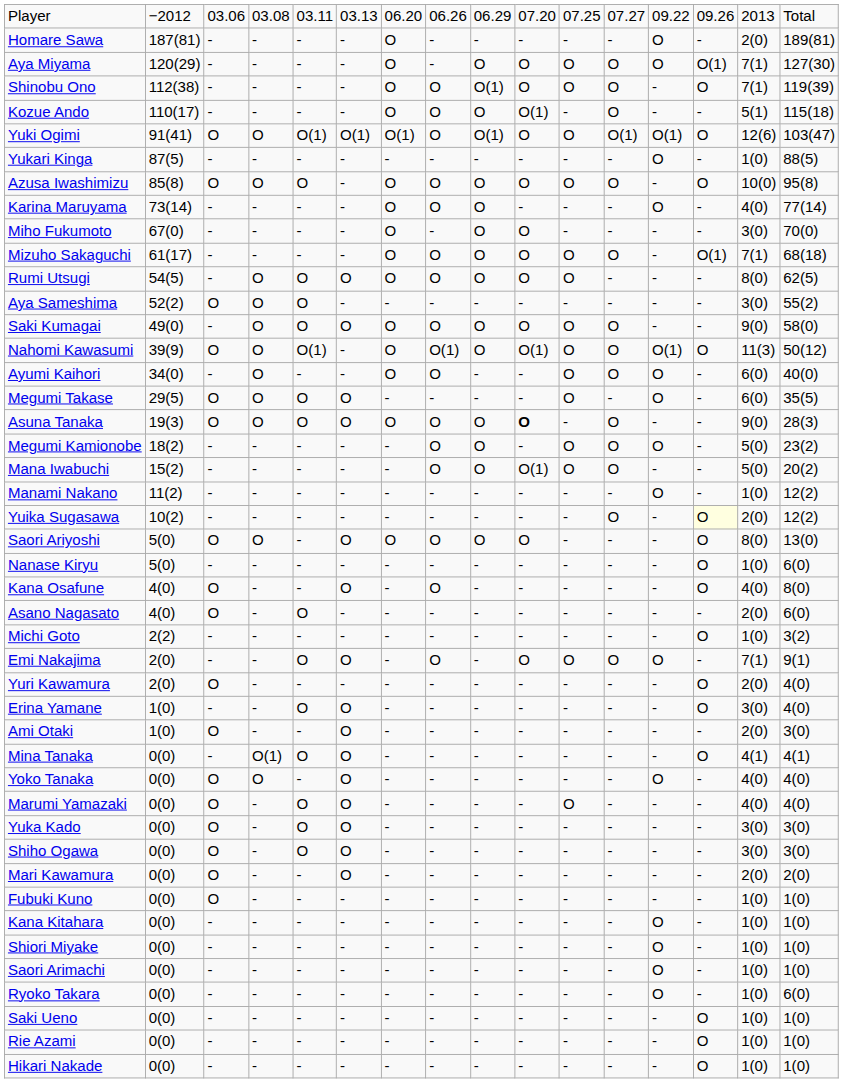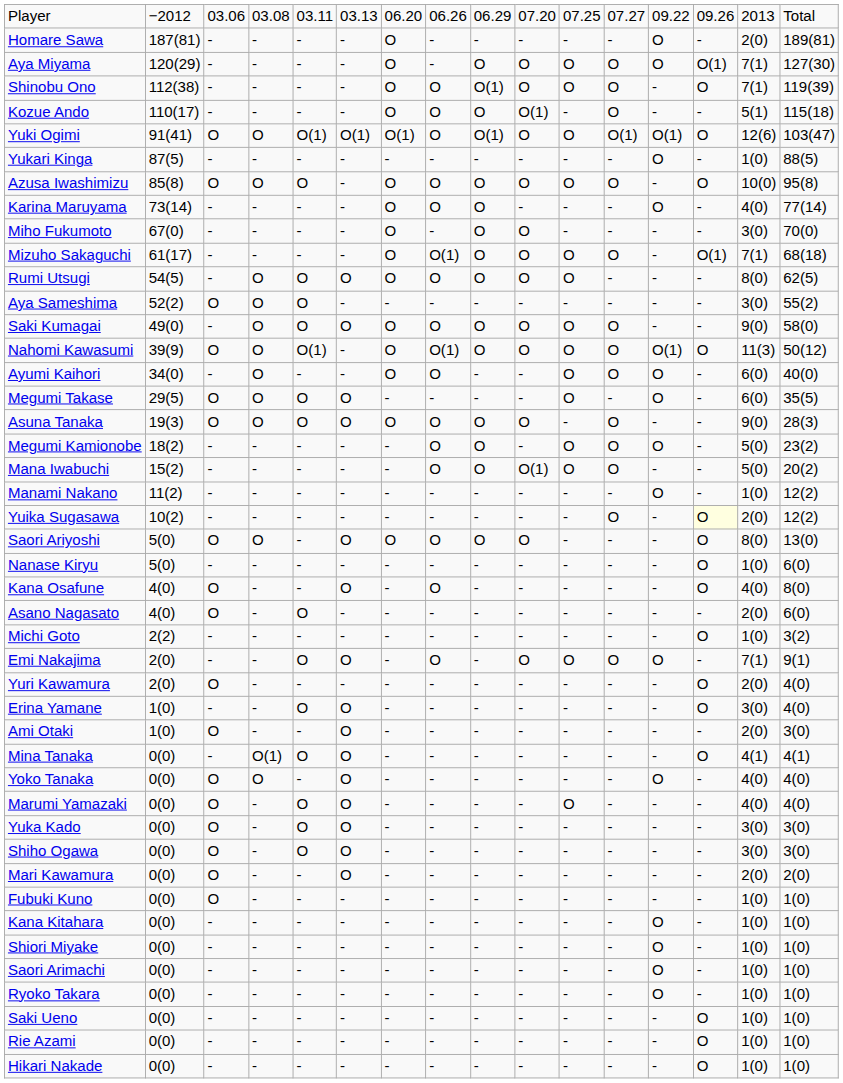(435, 254) O -> (444, 254) O(1)
(533, 350) O(1) -> (524, 350) O
(524, 421) bold -> (524, 421) normal
(797, 994) 6(0) -> (797, 994) 1(0)
